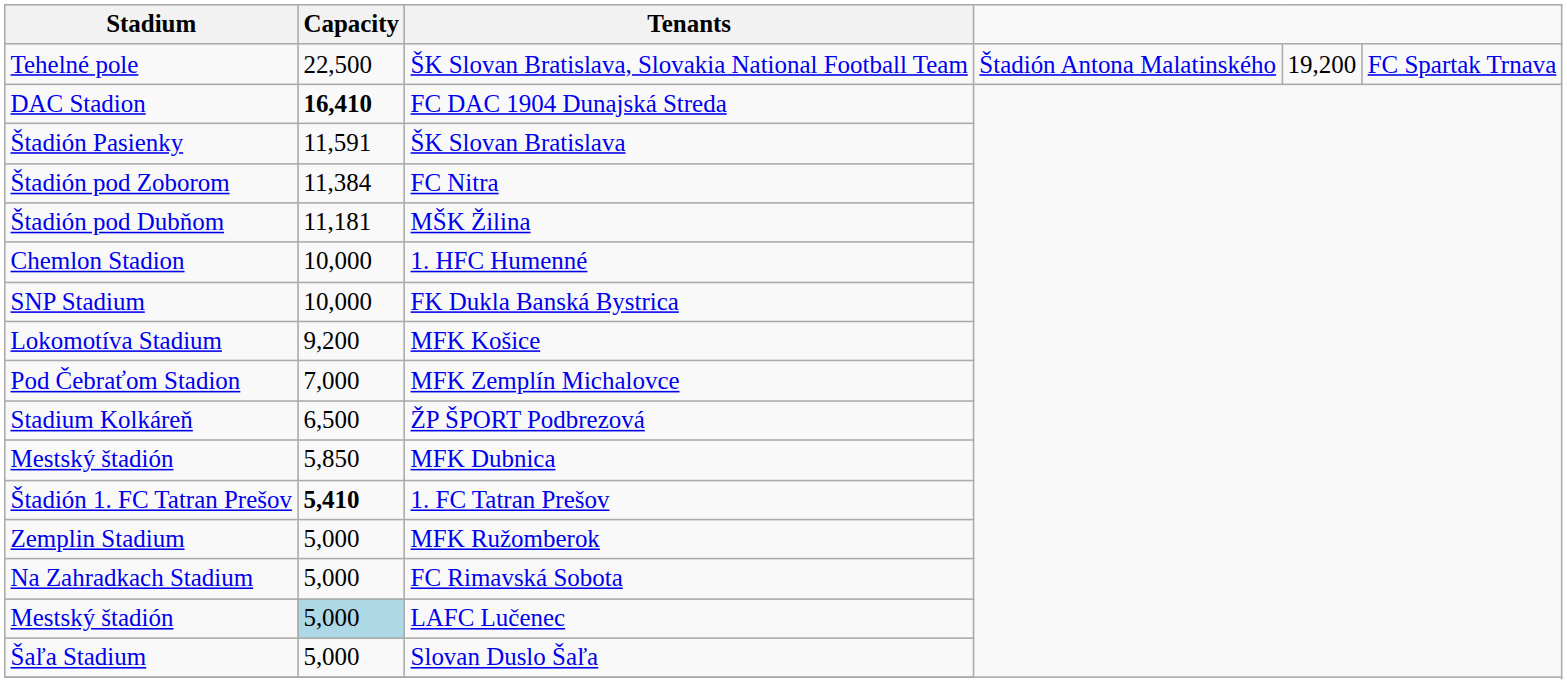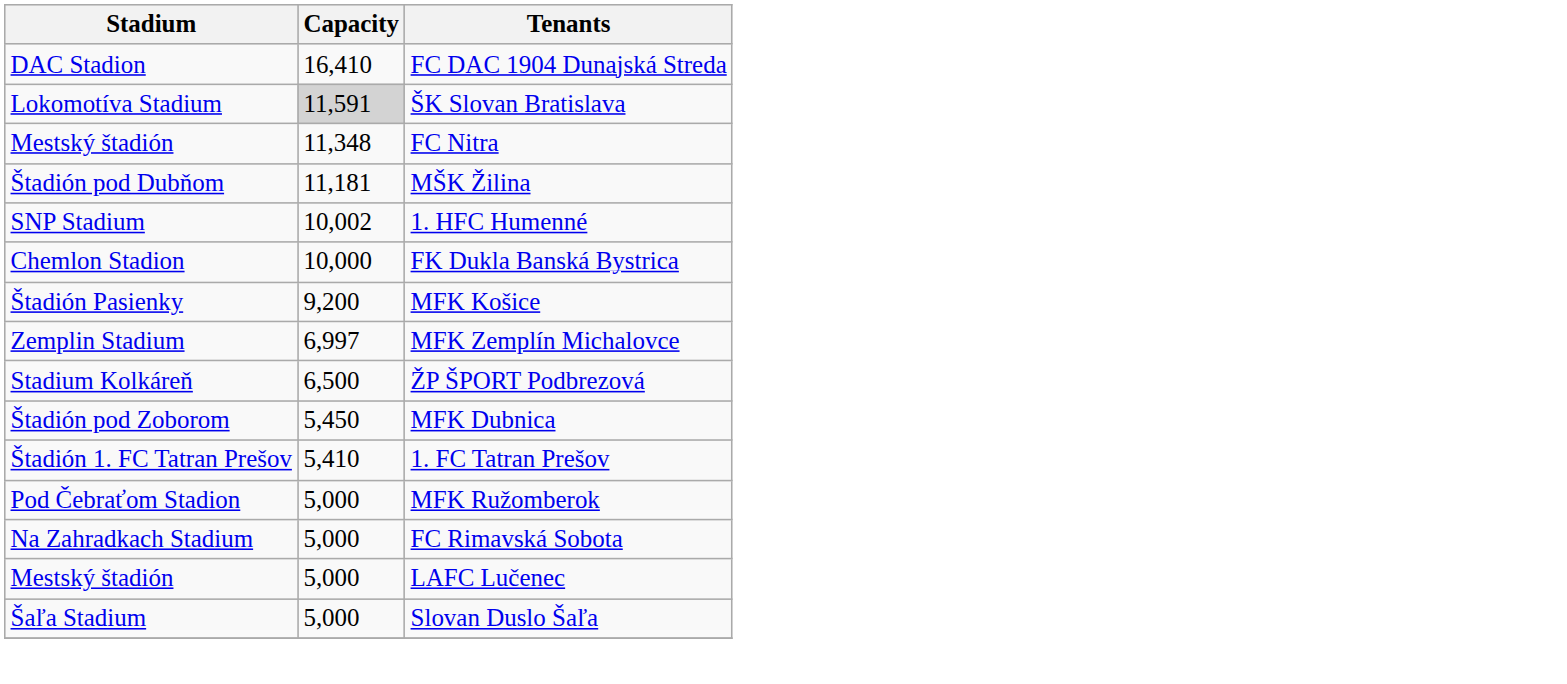- row: (689, 63)
(338, 103) bold -> (338, 63) normal
(97, 143) Štadión Pasienky -> (116, 103) Lokomotíva Stadium
(337, 143) no background -> (337, 103) lightgrey background
(120, 182) Štadión pod Zoborom -> (92, 143) Mestský štadión
(337, 182) 11,384 -> (337, 143) 11,348
(98, 261) Chemlon Stadion -> (78, 222) SNP Stadium
(338, 261) 10,000 -> (338, 222) 10,002
(78, 301) SNP Stadium -> (98, 261) Chemlon Stadion
(116, 340) Lokomotíva Stadium -> (97, 301) Štadión Pasienky
(125, 380) Pod Čebraťom Stadion -> (98, 340) Zemplin Stadium
(331, 380) 7,000 -> (331, 340) 6,997
(92, 459) Mestský štadión -> (120, 420) Štadión pod Zoborom
(331, 459) 5,850 -> (331, 420) 5,450
(331, 499) bold -> (331, 459) normal
(98, 538) Zemplin Stadium -> (125, 499) Pod Čebraťom Stadion
(331, 618) lightblue background -> (331, 578) no background
